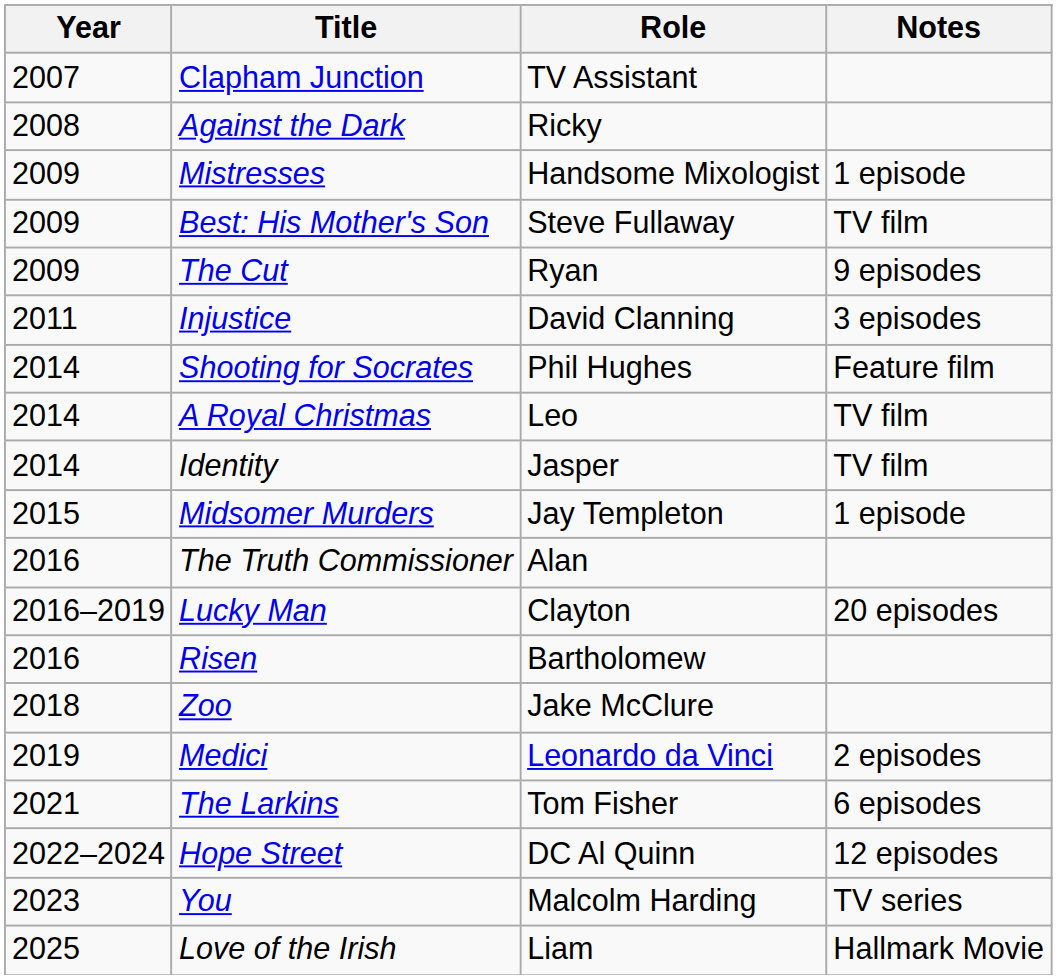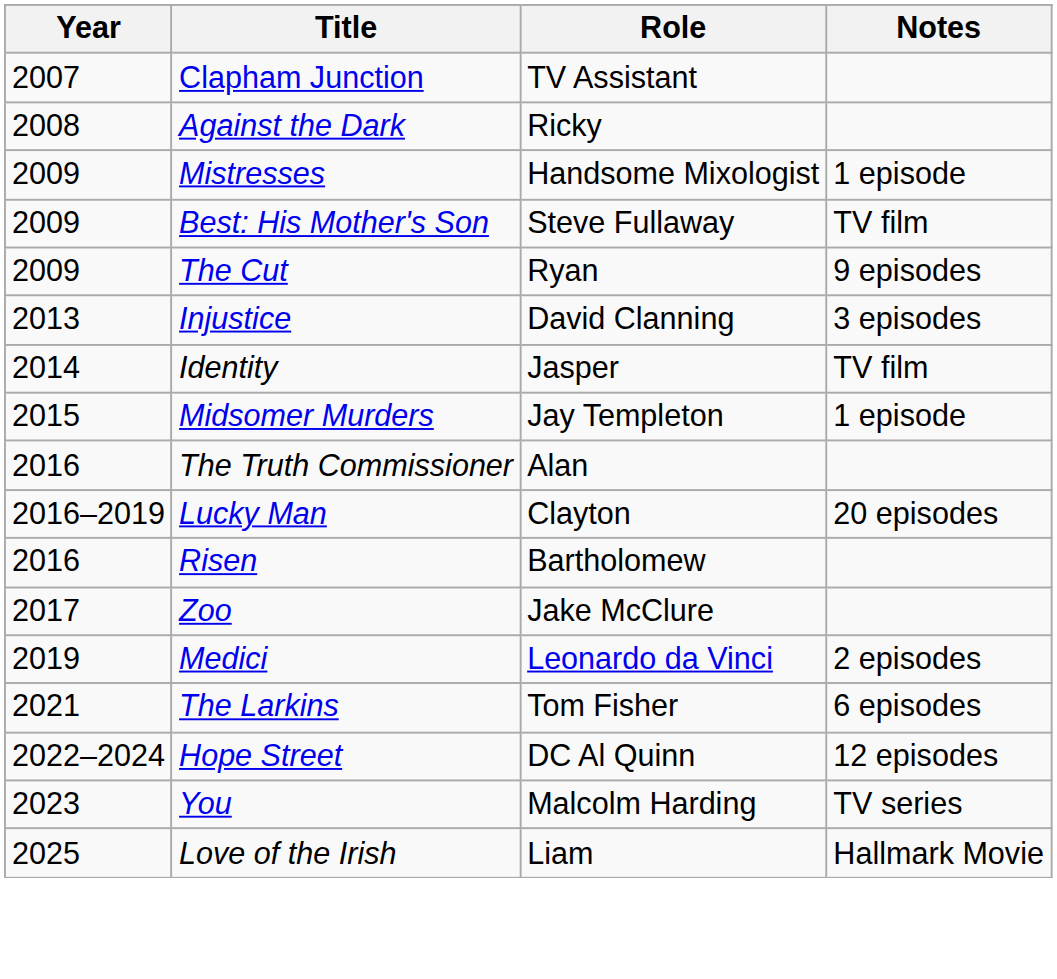(45, 319) 2011 -> (46, 319) 2013
- row: (326, 367)
- row: (305, 416)
(46, 707) 2018 -> (46, 610) 2017
